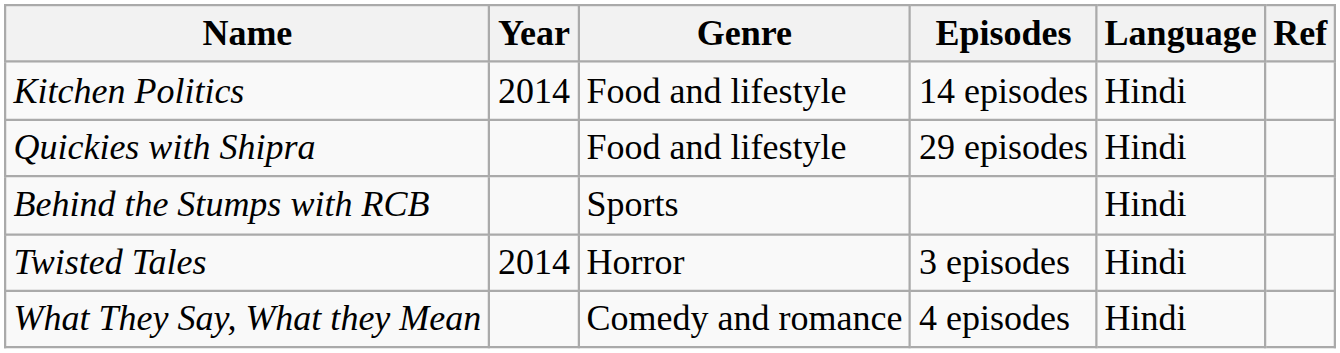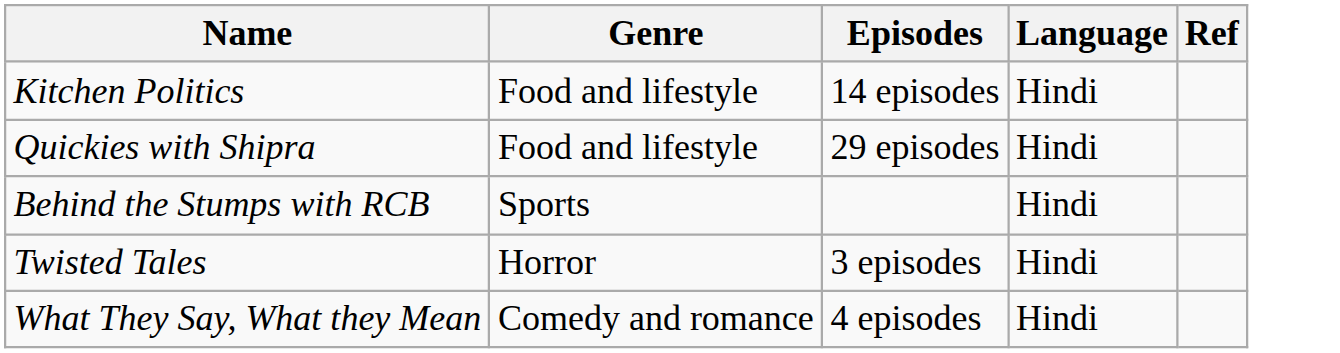- column: (534, 33)
